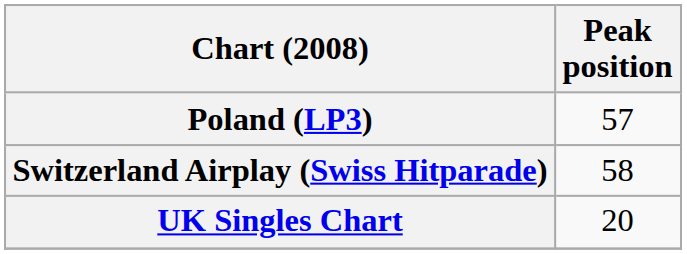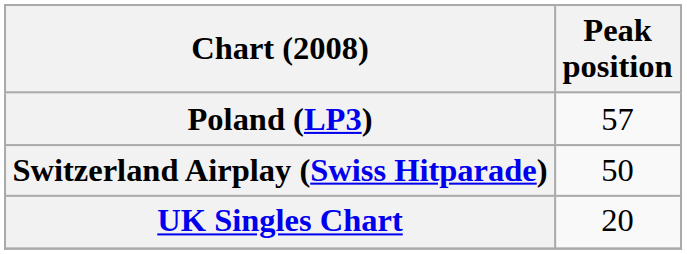(618, 169) 58 -> (618, 169) 50
